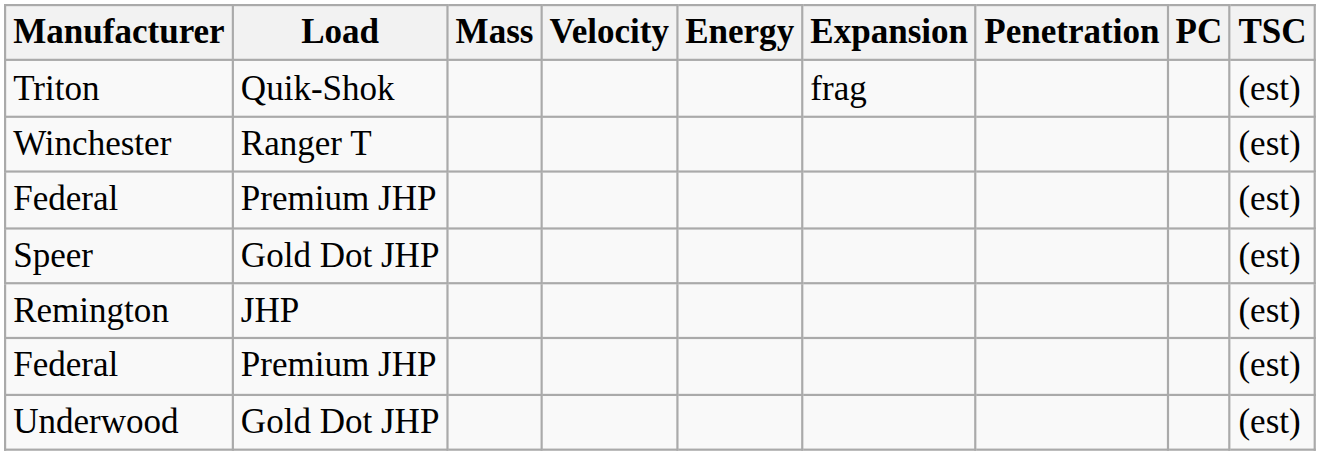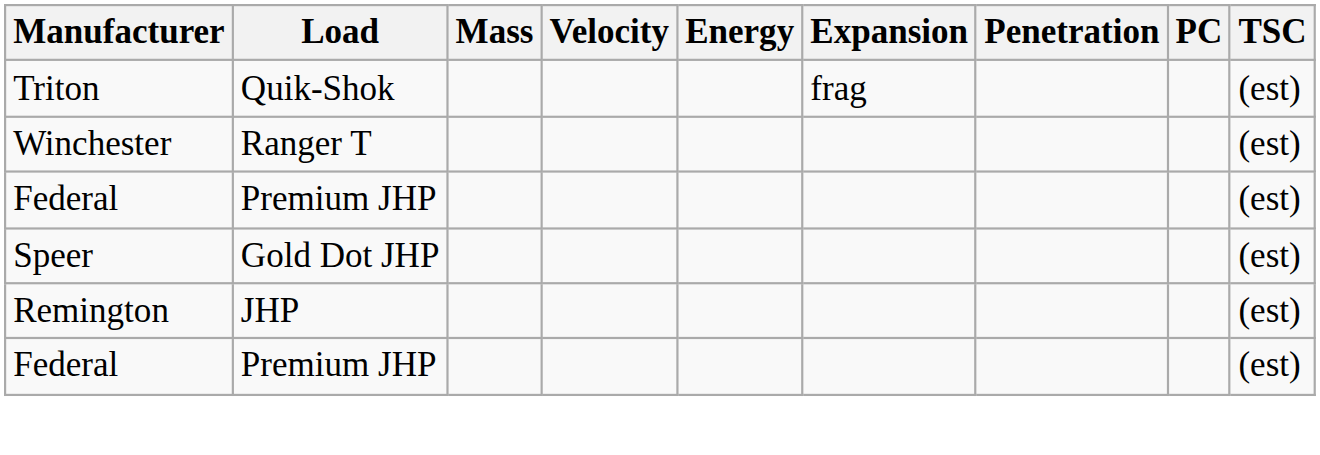- row: (96, 421)
